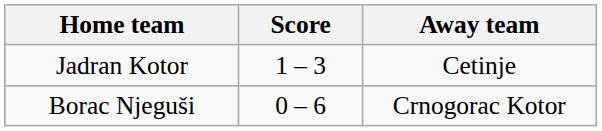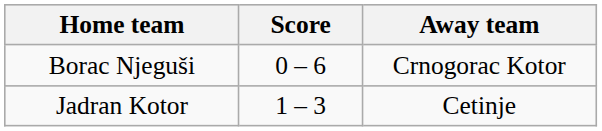rows swapped: (122, 65) <-> (122, 105)
